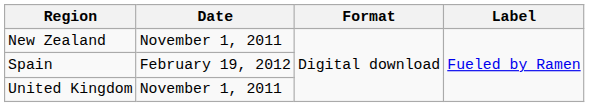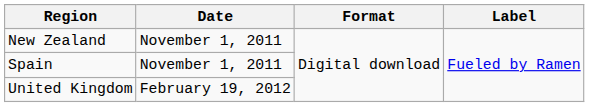(215, 65) February 19, 2012 -> (211, 65) November 1, 2011
(211, 89) November 1, 2011 -> (215, 89) February 19, 2012
